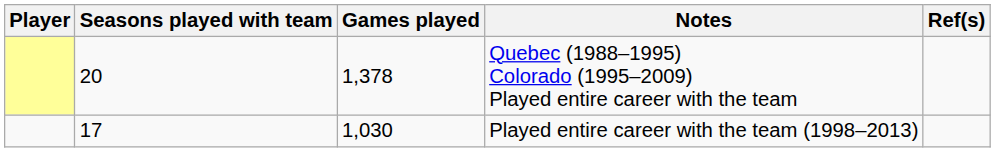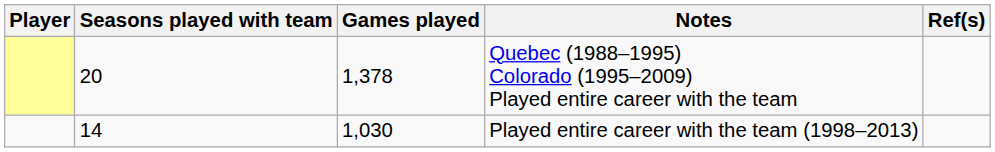(91, 130) 17 -> (91, 130) 14
